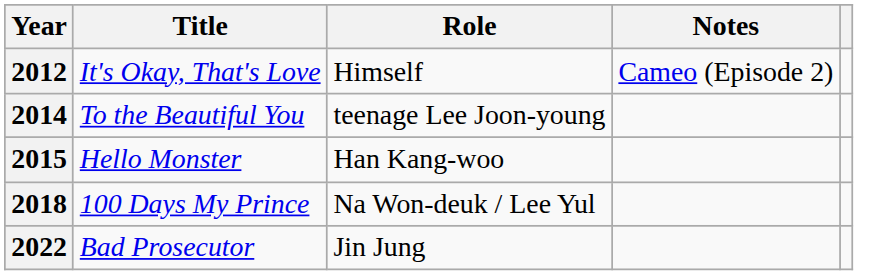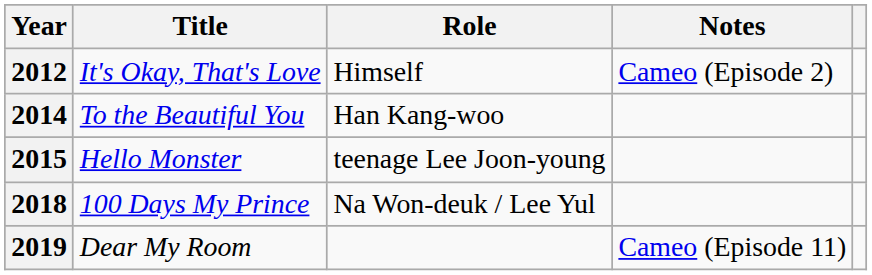(469, 114) teenage Lee Joon-young -> (419, 114) Han Kang-woo
(419, 159) Han Kang-woo -> (469, 159) teenage Lee Joon-young
+ row: (39, 247)
- row: (39, 247)
